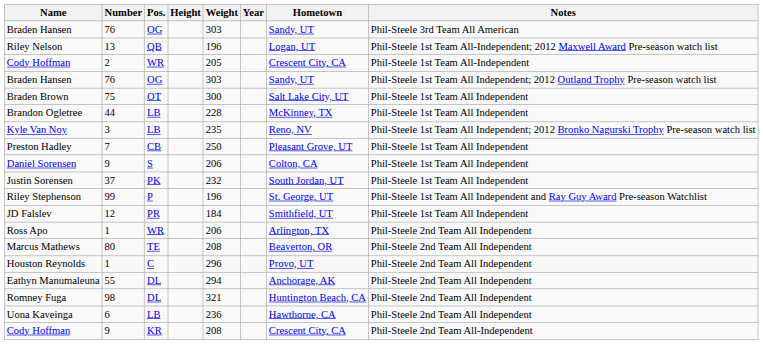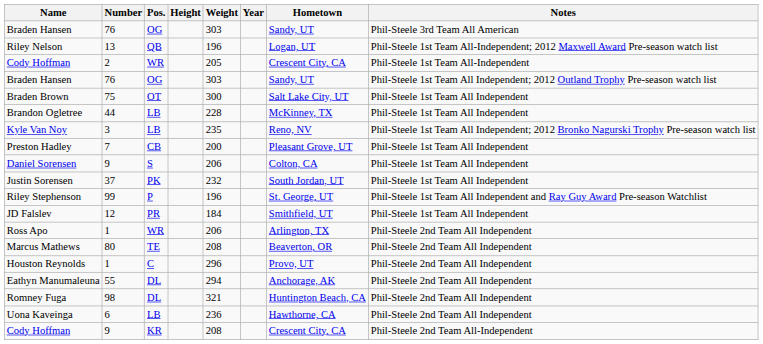(214, 146) 250 -> (214, 146) 200
